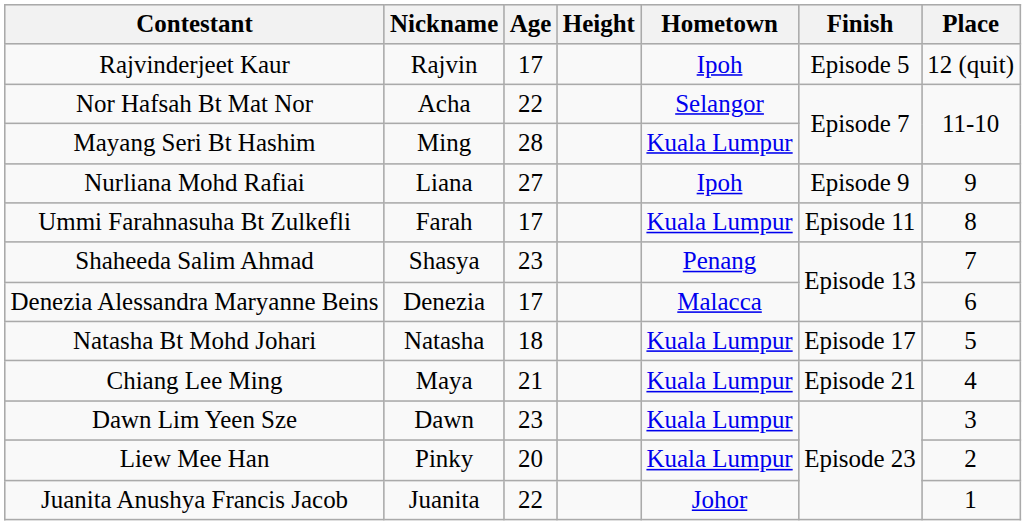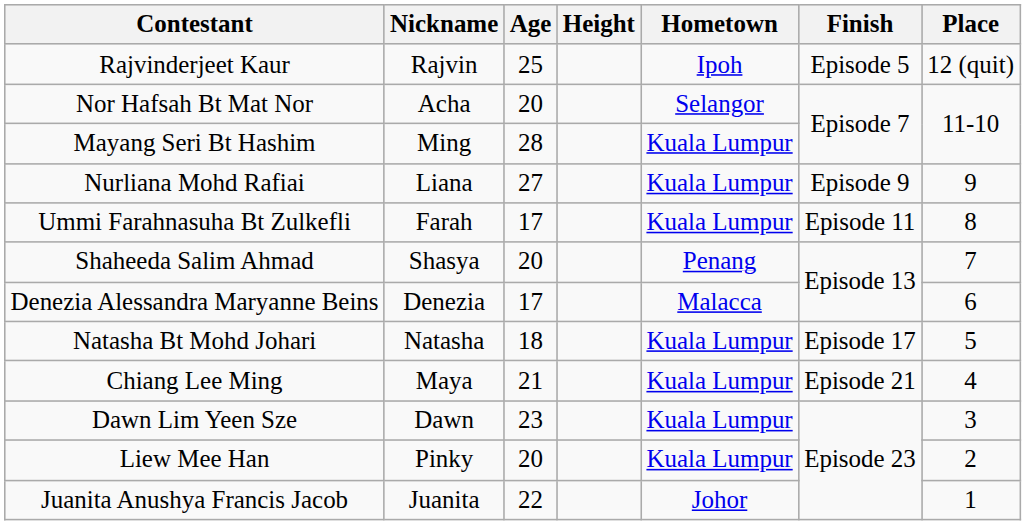(531, 63) 17 -> (531, 63) 25
(531, 103) 22 -> (531, 103) 20
(720, 182) Ipoh -> (720, 182) Kuala Lumpur
(531, 261) 23 -> (531, 261) 20
